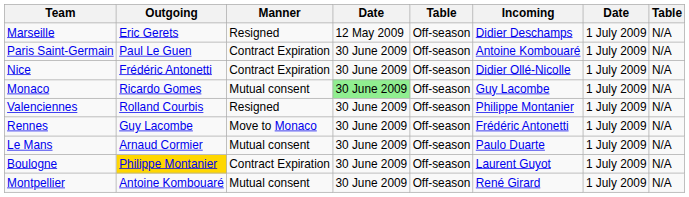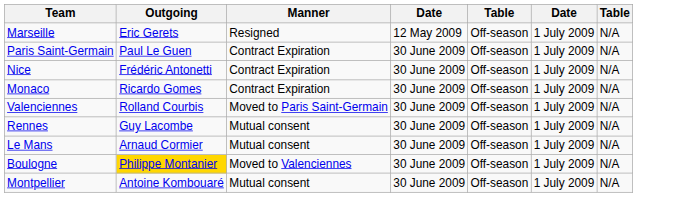- column: (528, 13)
(269, 88) Mutual consent -> (280, 88) Contract Expiration
(371, 88) lightgreen background -> (429, 88) no background
(254, 107) Resigned -> (309, 107) Moved to Paris Saint-Germain
(273, 126) Move to Monaco -> (269, 126) Mutual consent
(280, 164) Contract Expiration -> (290, 164) Moved to Valenciennes
